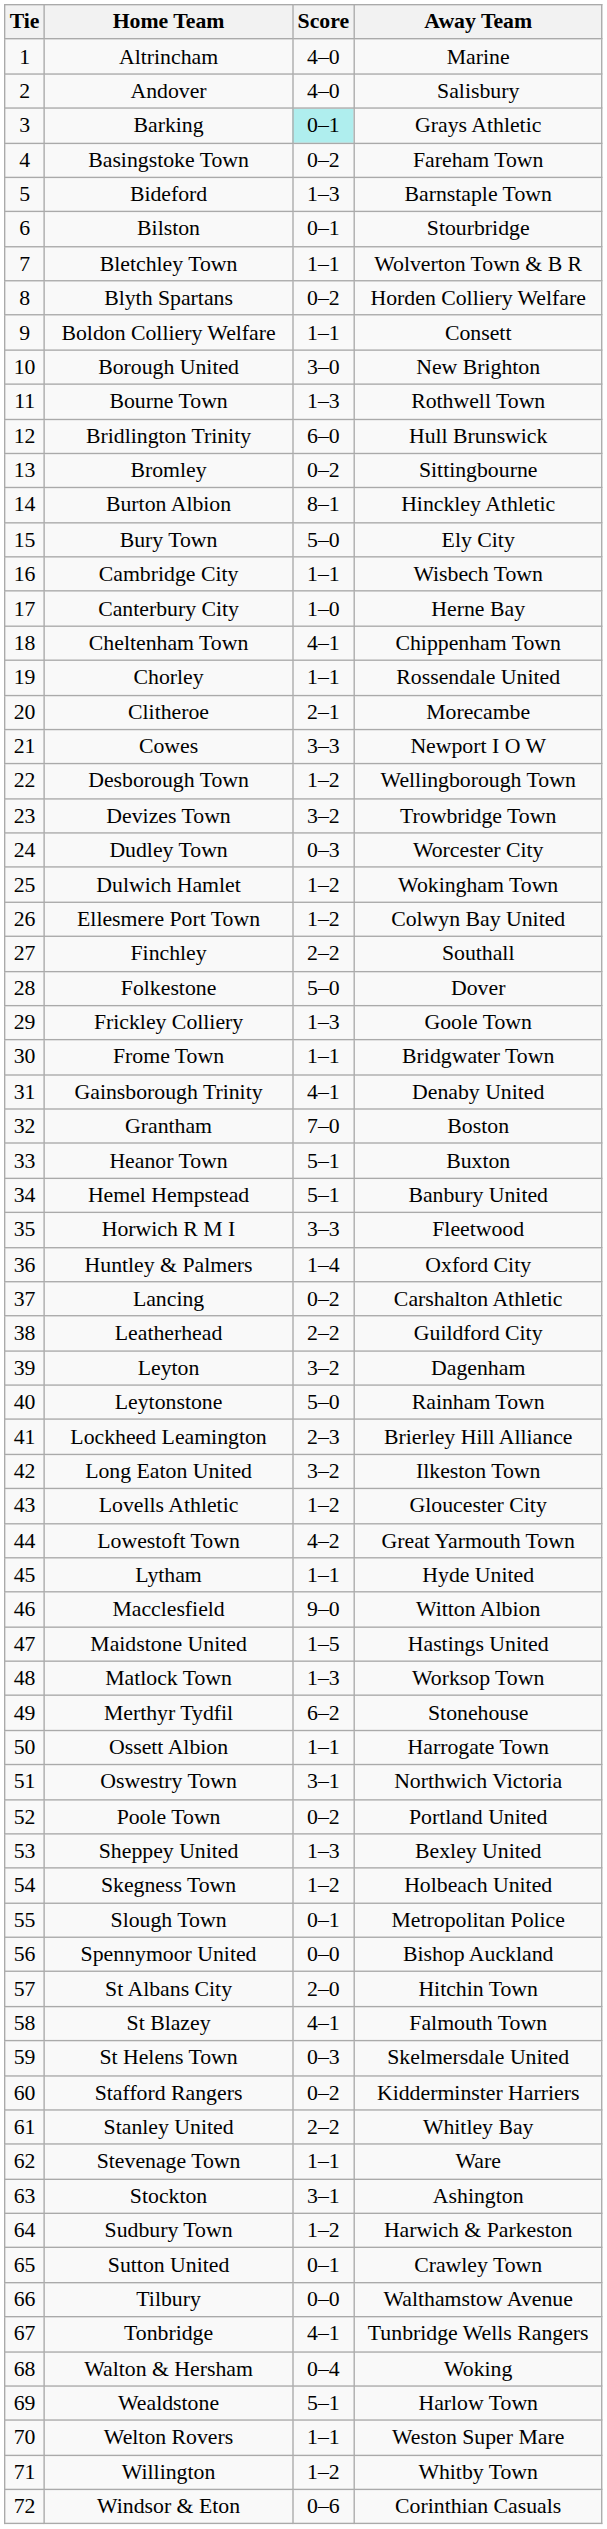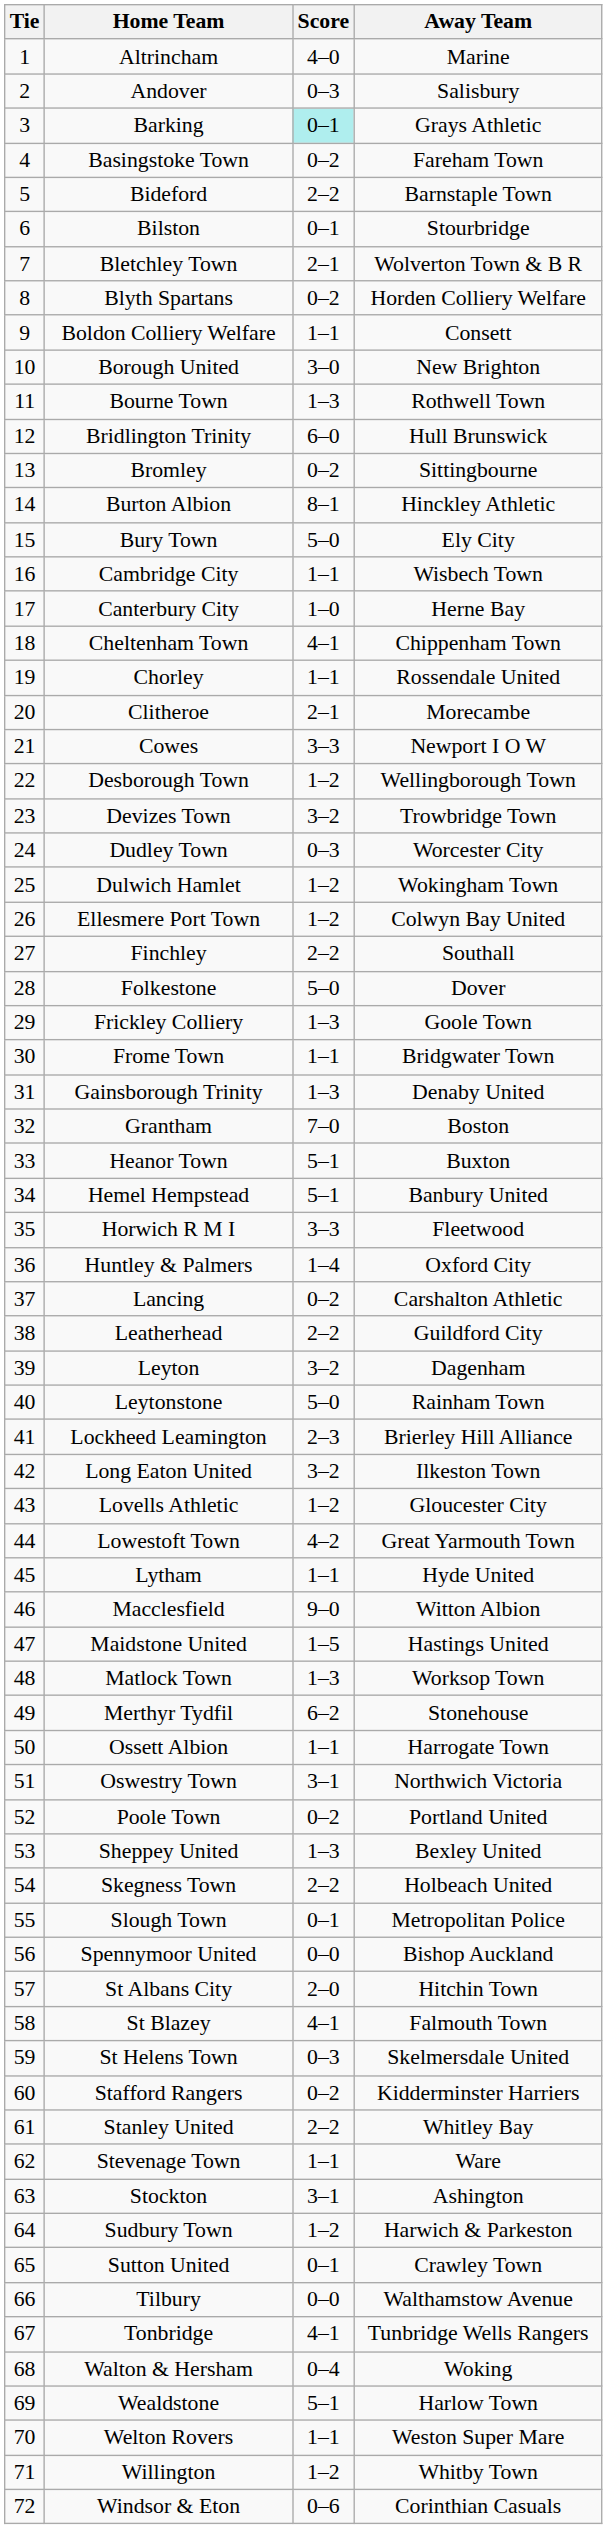(323, 90) 4–0 -> (323, 90) 0–3
(323, 194) 1–3 -> (323, 194) 2–2
(323, 263) 1–1 -> (323, 263) 2–1
(323, 1091) 4–1 -> (323, 1091) 1–3
(323, 1885) 1–2 -> (323, 1885) 2–2
